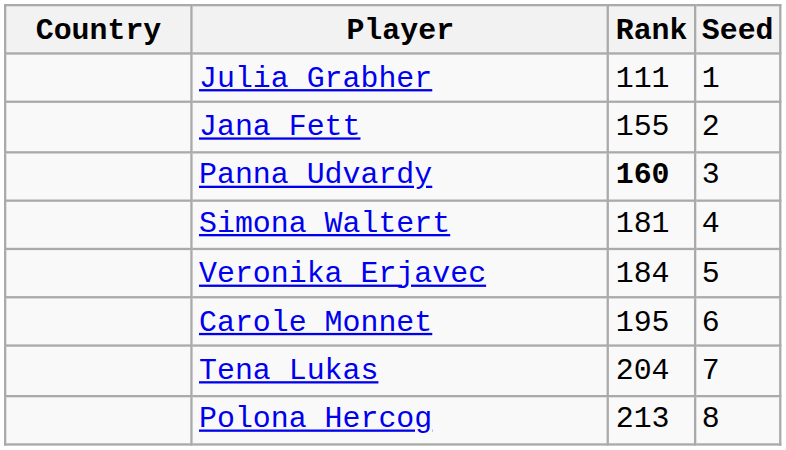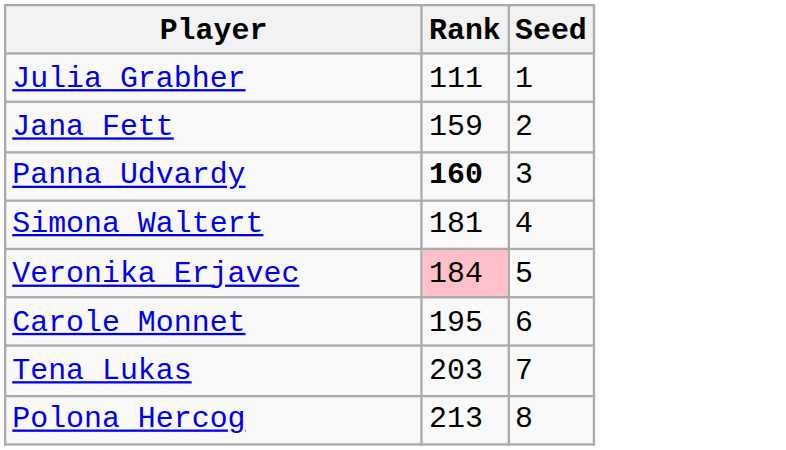- column: (98, 30)
(643, 127) 155 -> (456, 127) 159
(643, 273) no background -> (456, 273) pink background
(643, 371) 204 -> (456, 371) 203
